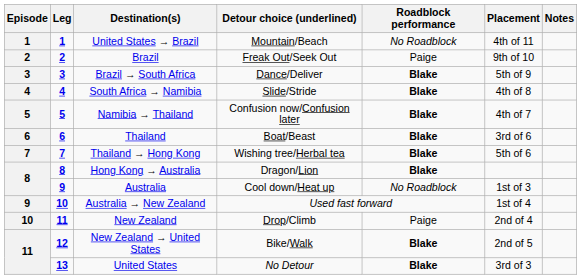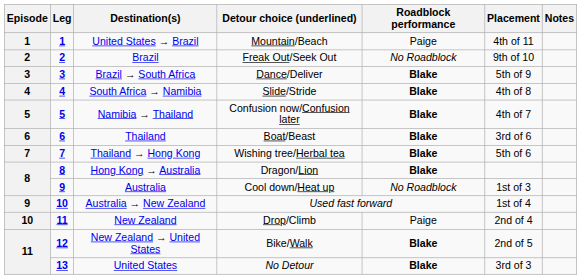(423, 41) No Roadblock -> (423, 41) Paige
(423, 58) Paige -> (423, 58) No Roadblock
